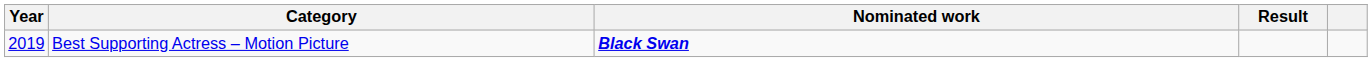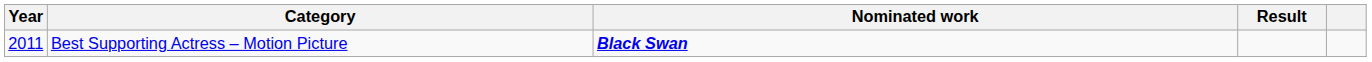(26, 43) 2019 -> (26, 43) 2011
